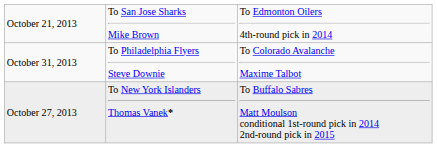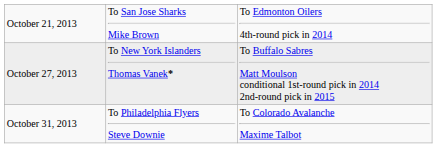rows swapped: (42, 112) <-> (42, 62)
